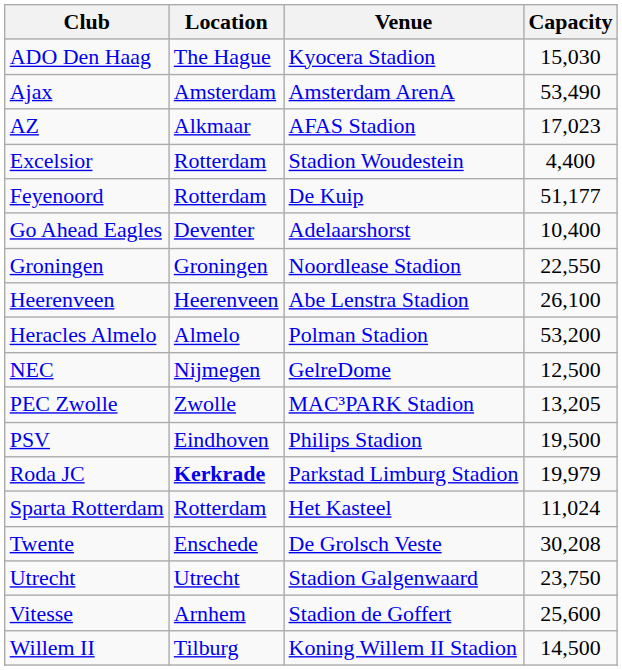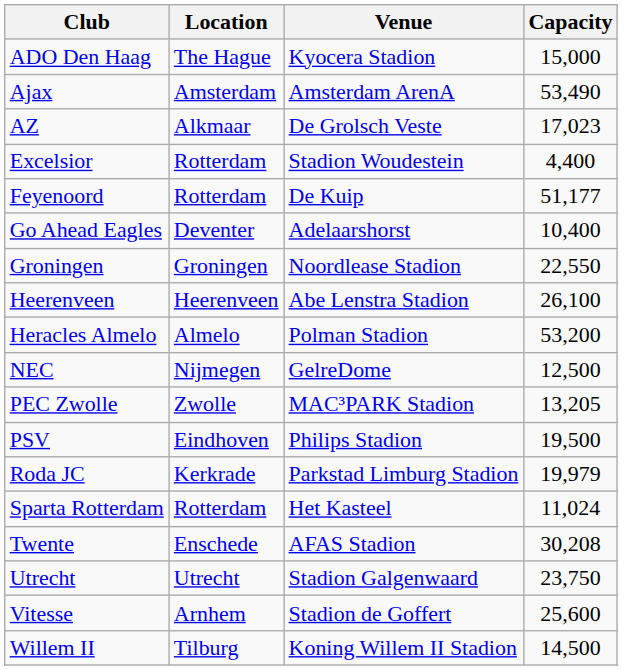(570, 56) 15,030 -> (570, 56) 15,000
(352, 126) AFAS Stadion -> (365, 126) De Grolsch Veste
(220, 473) bold -> (215, 473) normal
(365, 543) De Grolsch Veste -> (352, 543) AFAS Stadion
